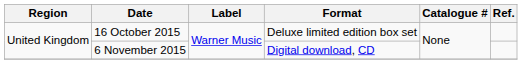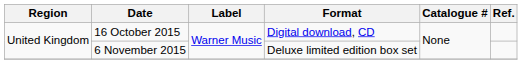(342, 31) Deluxe limited edition box set -> (321, 31) Digital download, CD
(321, 50) Digital download, CD -> (342, 50) Deluxe limited edition box set
